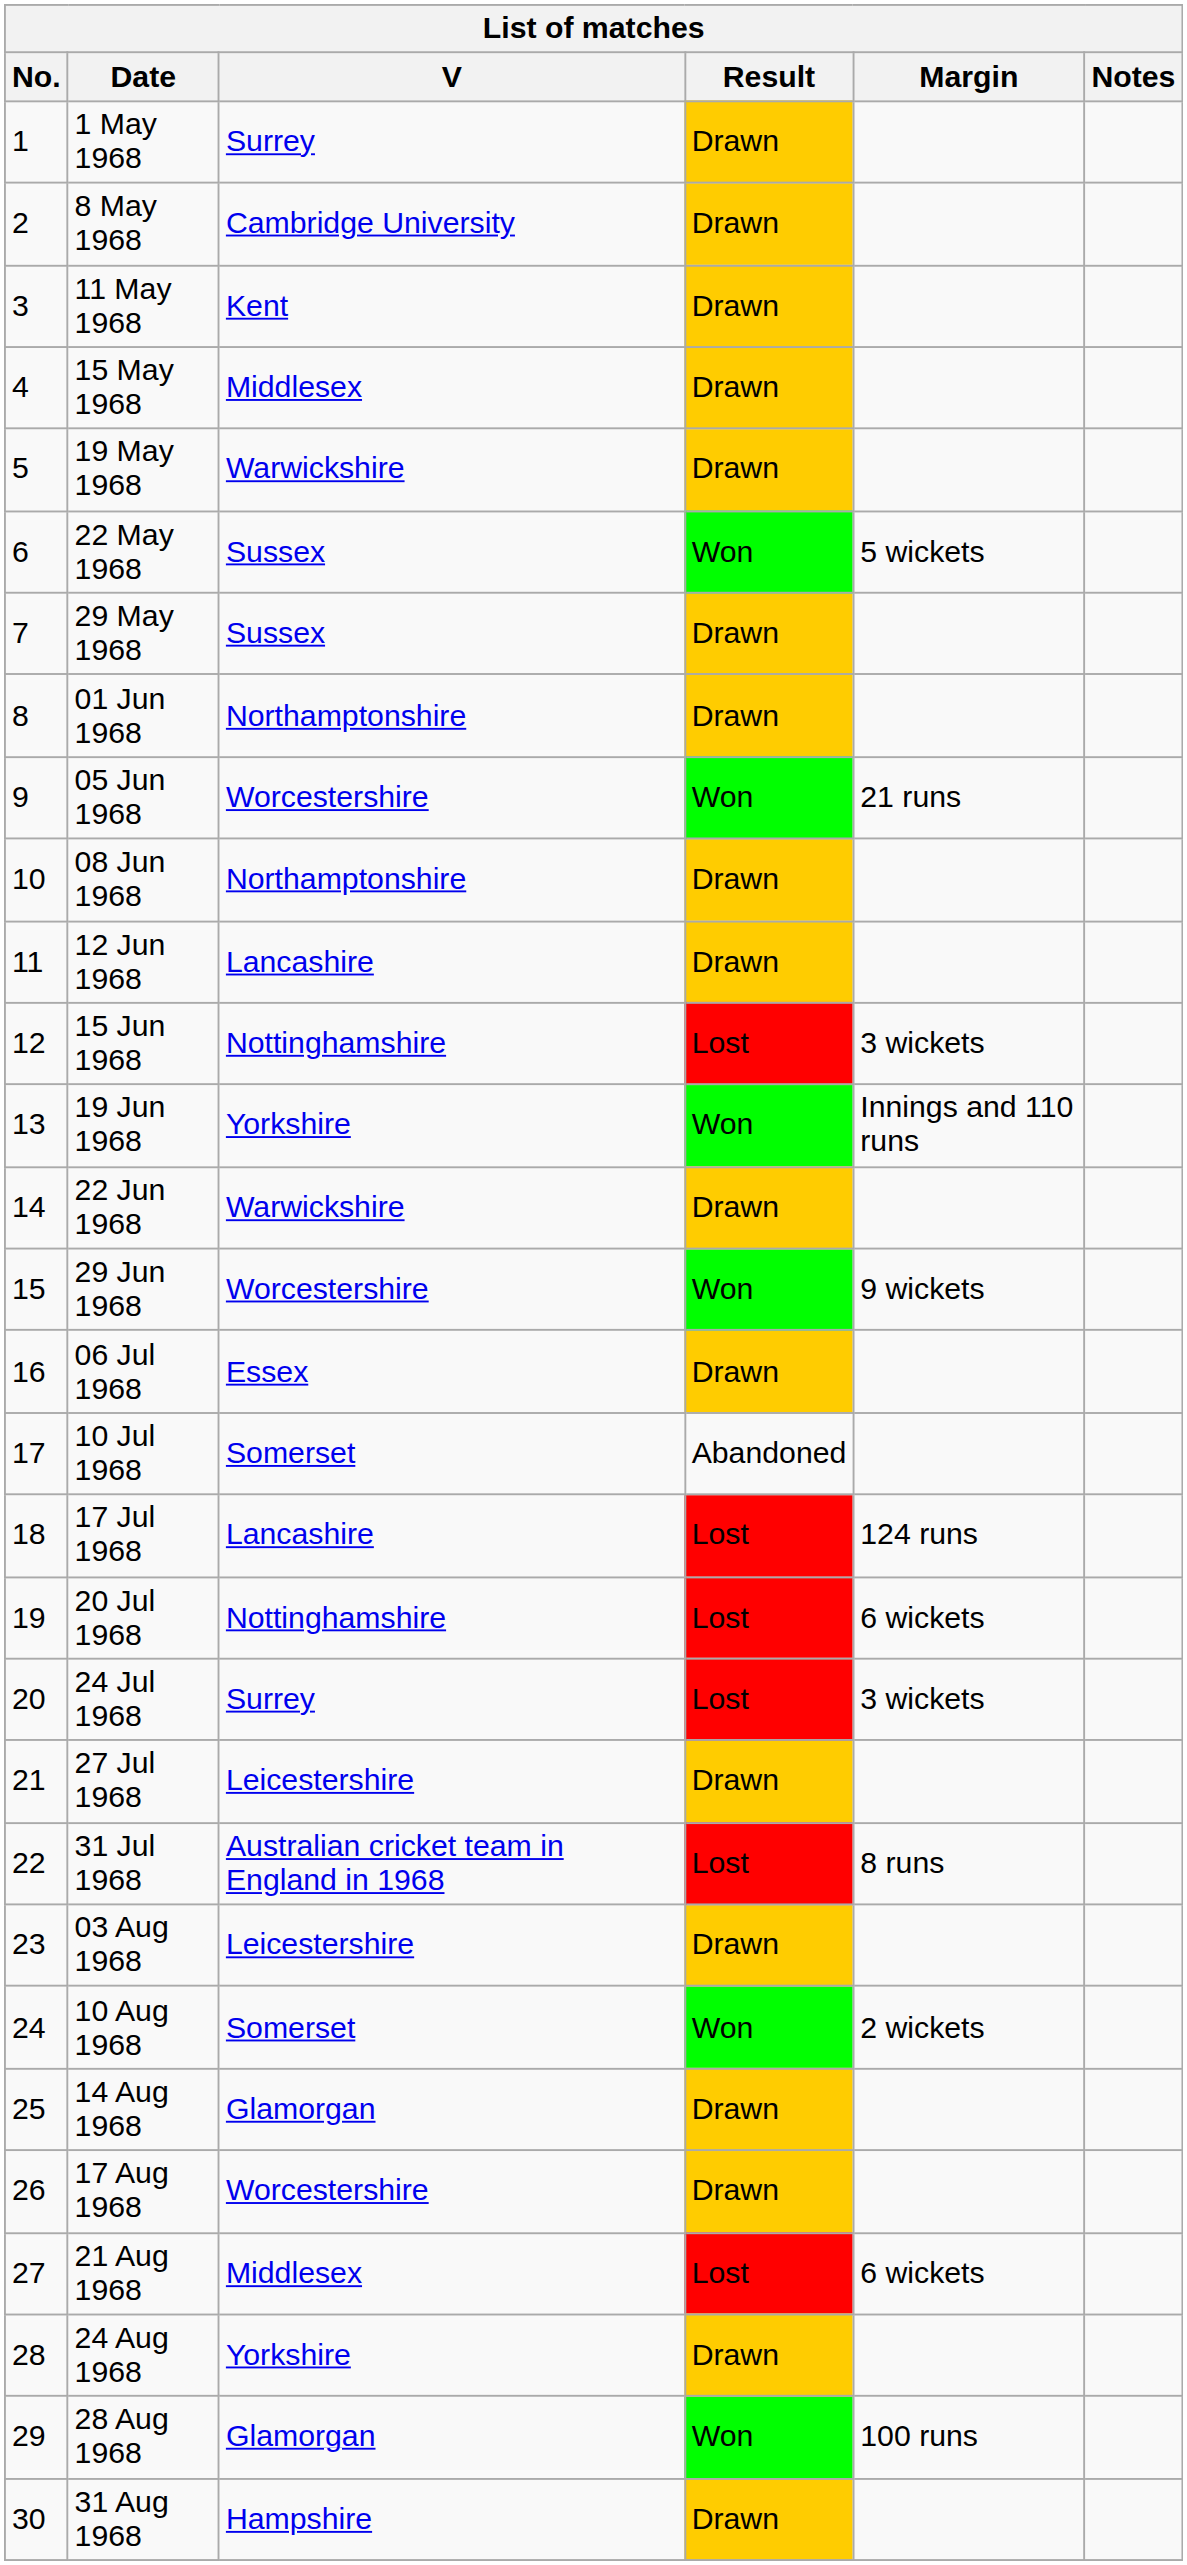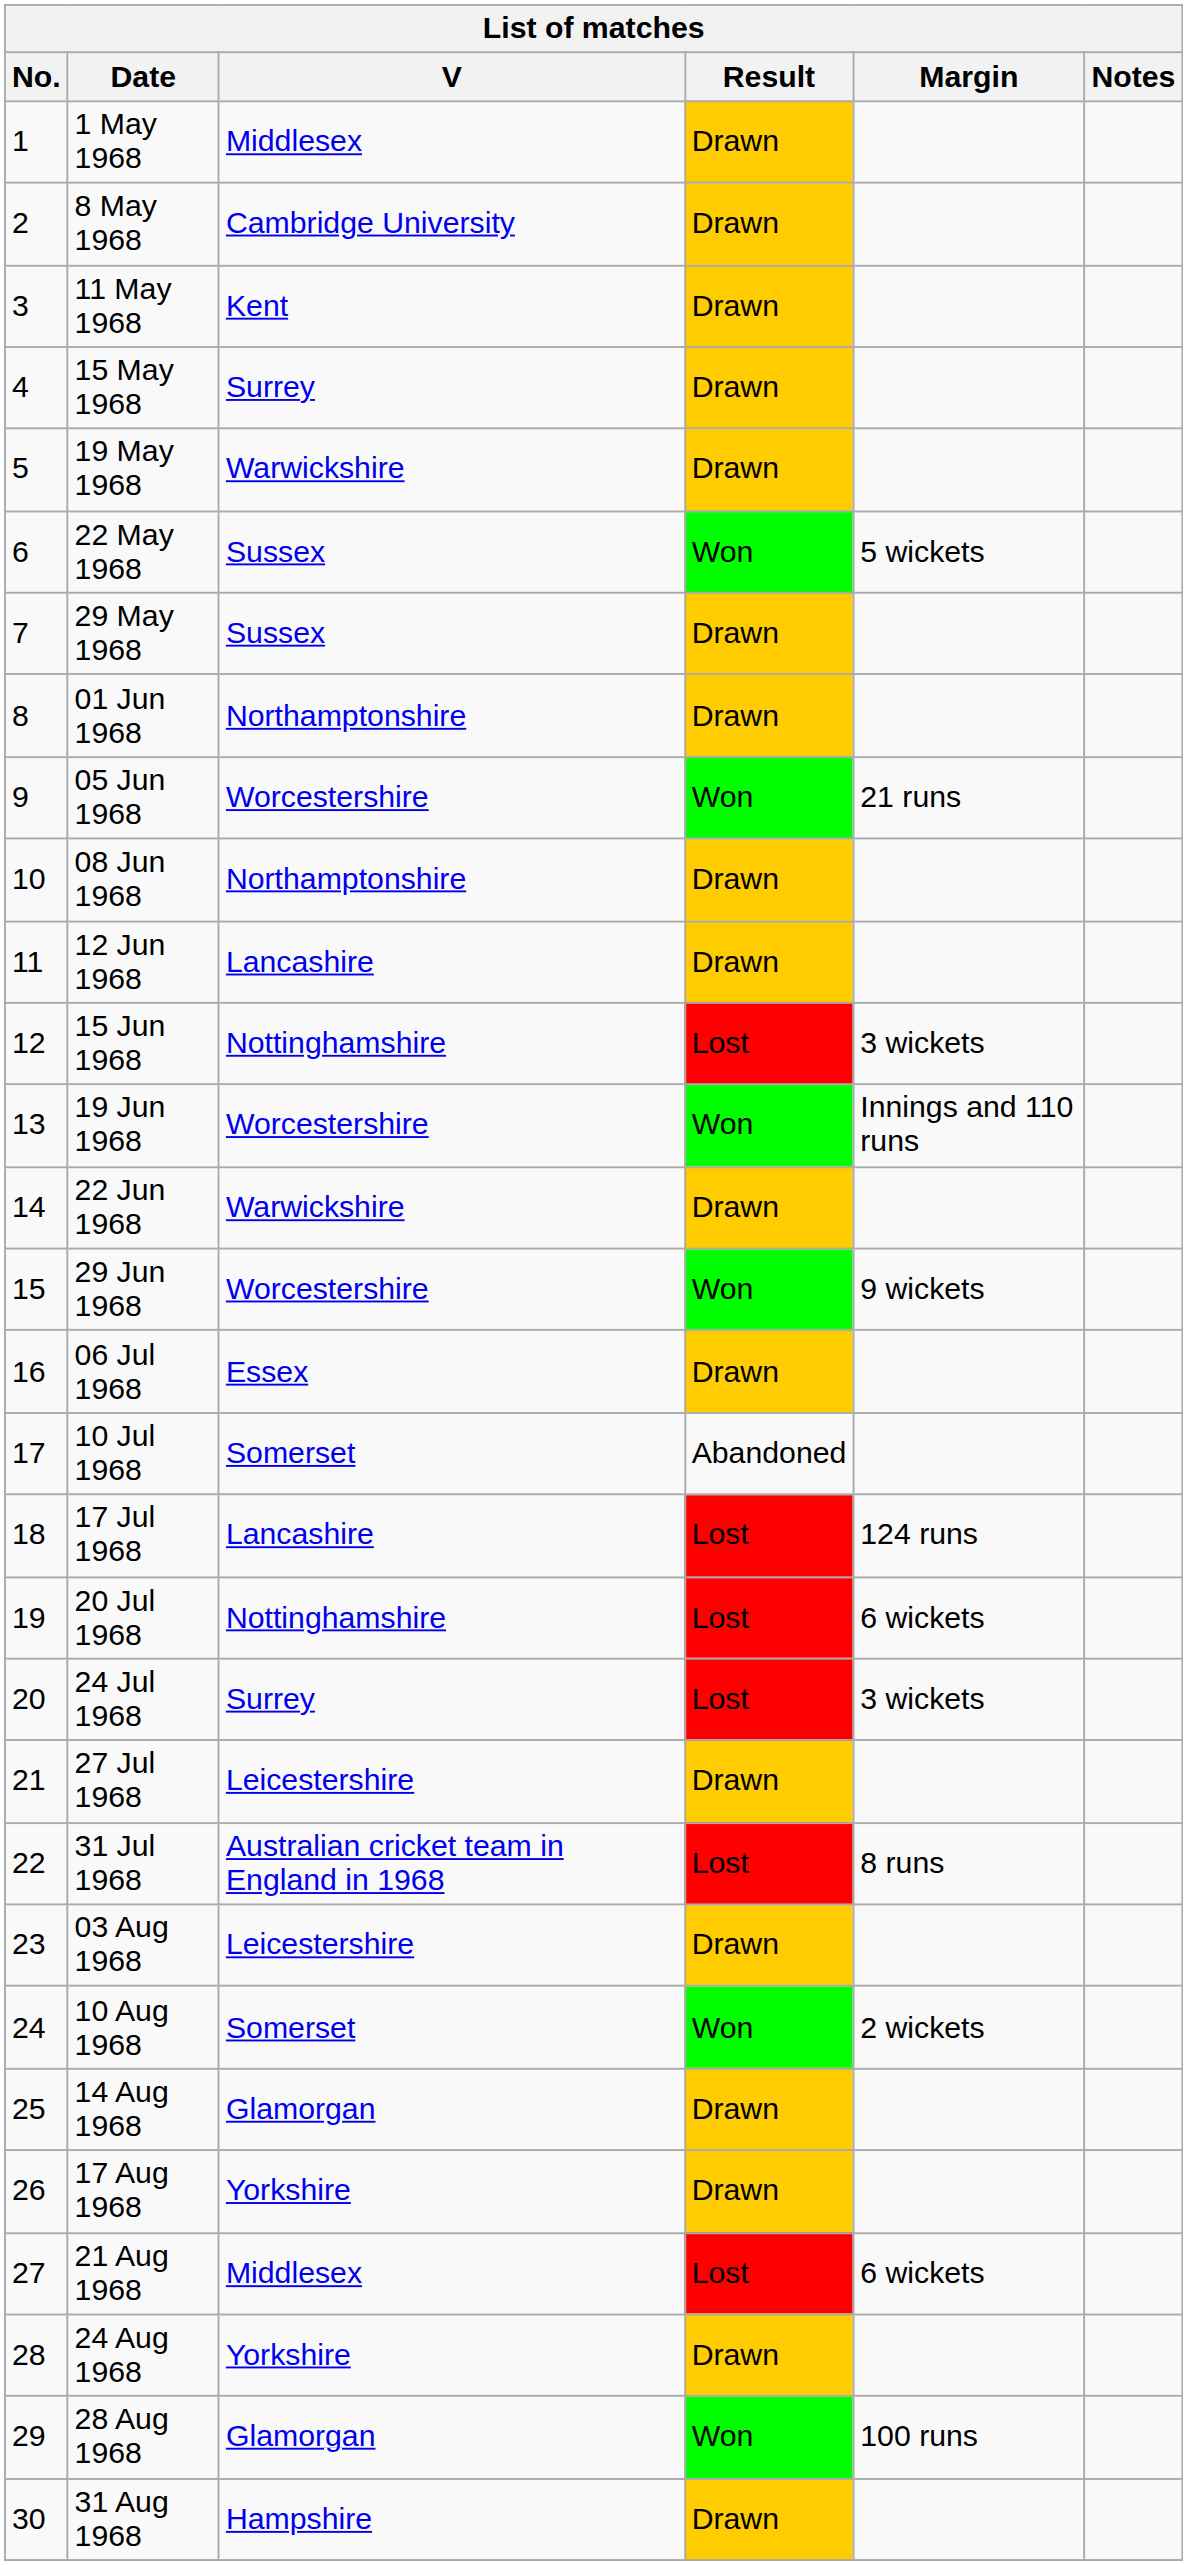(270, 141) Surrey -> (294, 141) Middlesex
(294, 387) Middlesex -> (270, 387) Surrey
(288, 1125) Yorkshire -> (327, 1125) Worcestershire
(327, 2190) Worcestershire -> (288, 2190) Yorkshire
